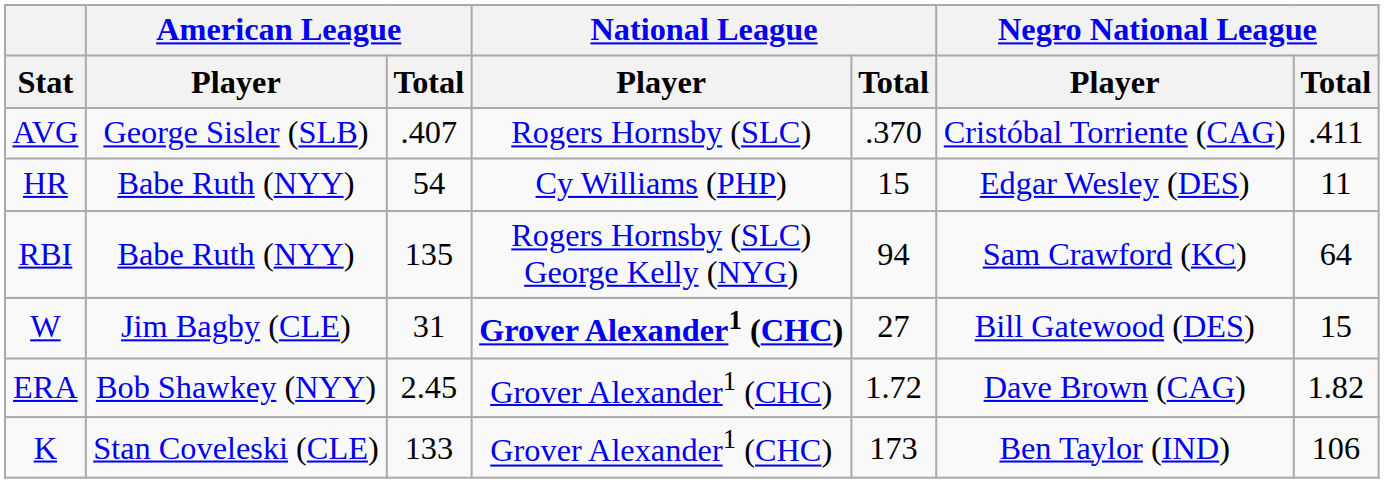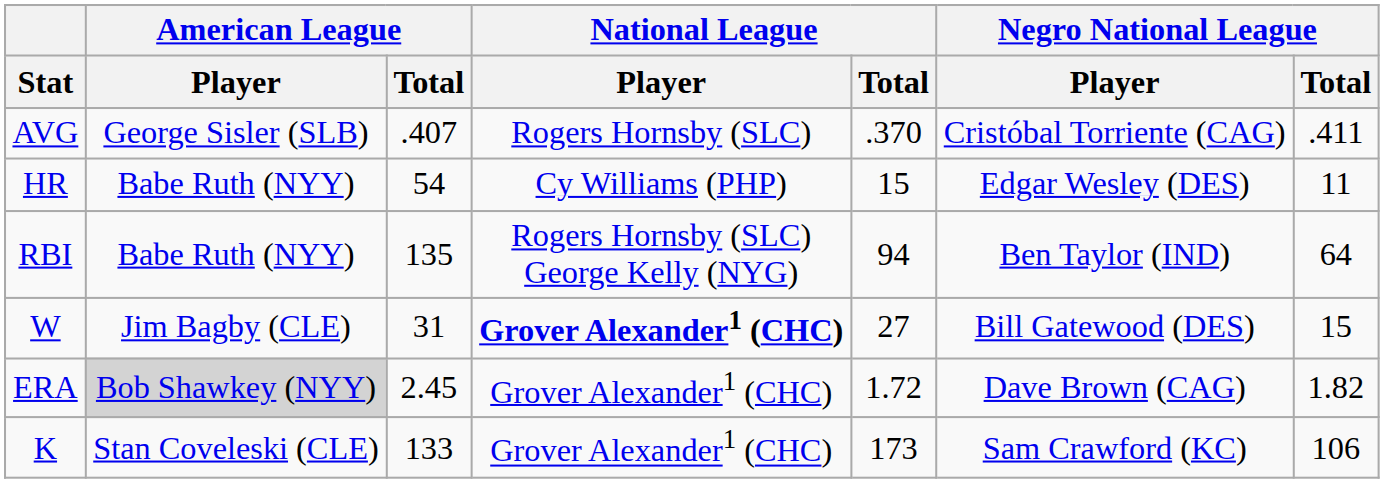(1115, 253) Sam Crawford (KC) -> (1115, 253) Ben Taylor (IND)
(236, 387) no background -> (236, 387) lightgrey background
(1115, 447) Ben Taylor (IND) -> (1115, 447) Sam Crawford (KC)
